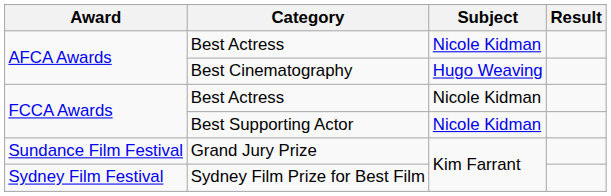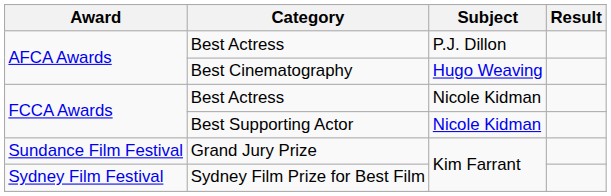(487, 44) Nicole Kidman -> (470, 44) P.J. Dillon
